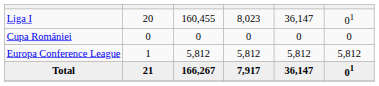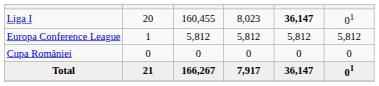(299, 18) normal -> (299, 18) bold
rows swapped: (39, 36) <-> (64, 53)
